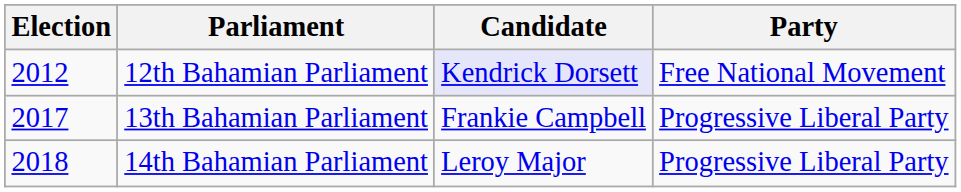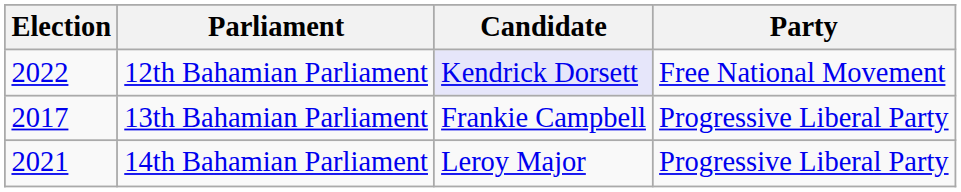(40, 72) 2012 -> (40, 72) 2022
(40, 162) 2018 -> (40, 162) 2021
